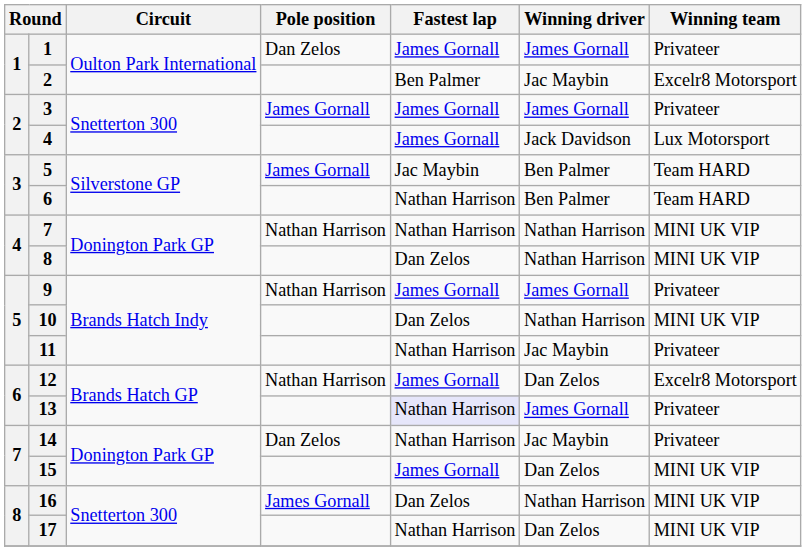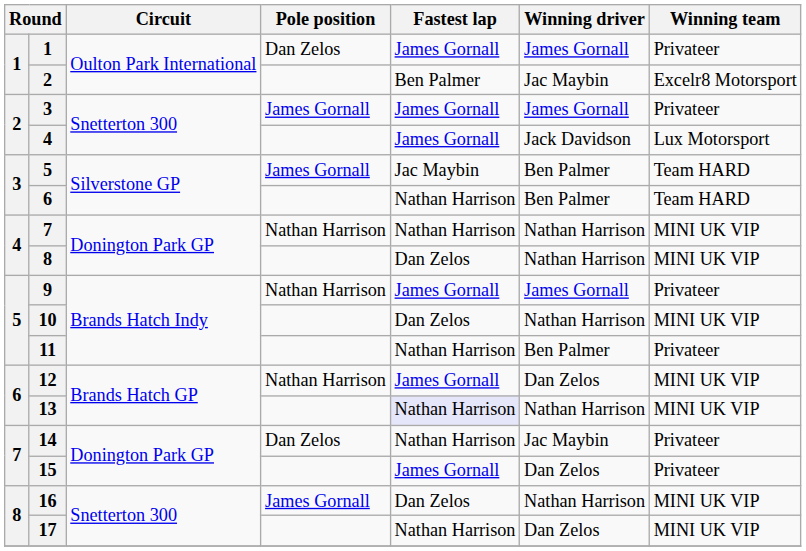(566, 349) Jac Maybin -> (567, 349) Ben Palmer
(725, 379) Excelr8 Motorsport -> (707, 379) MINI UK VIP
(576, 409) James Gornall -> (585, 409) Nathan Harrison
(687, 409) Privateer -> (707, 409) MINI UK VIP
(707, 470) MINI UK VIP -> (687, 470) Privateer
